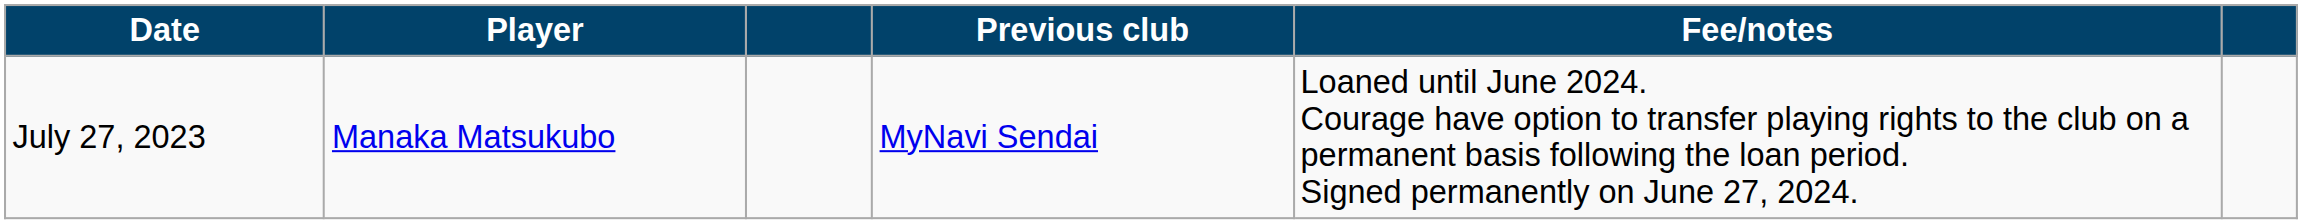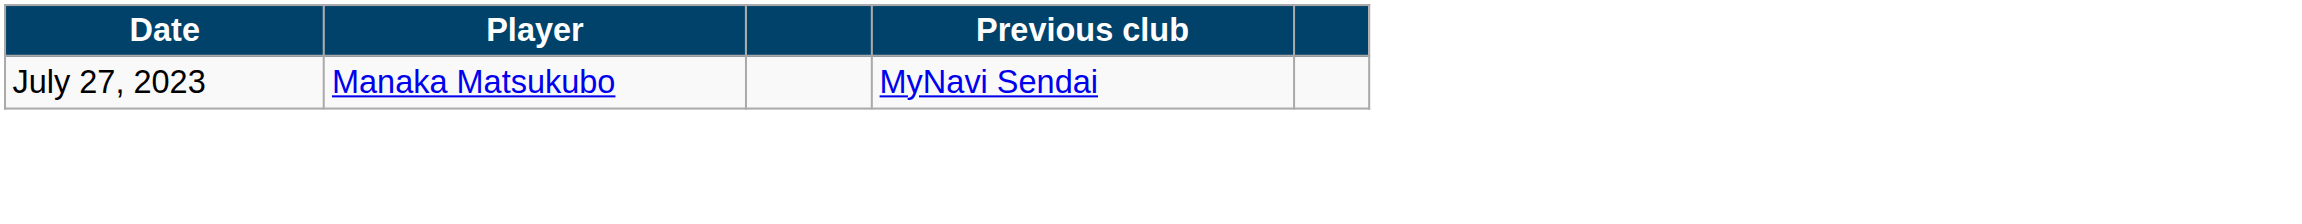- column: (1757, 30)
